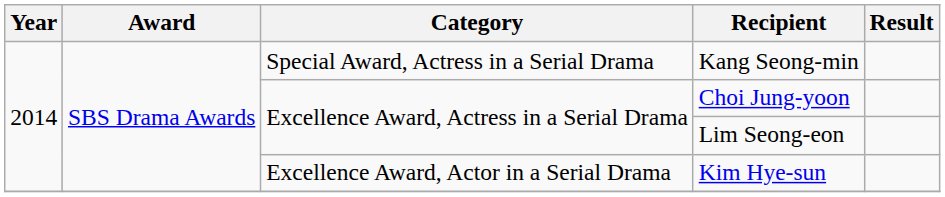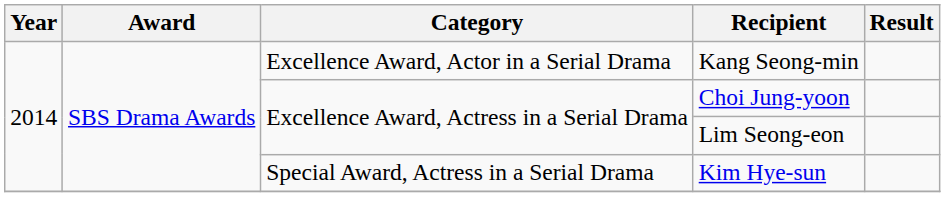(460, 60) Special Award, Actress in a Serial Drama -> (469, 60) Excellence Award, Actor in a Serial Drama
(469, 172) Excellence Award, Actor in a Serial Drama -> (460, 172) Special Award, Actress in a Serial Drama
